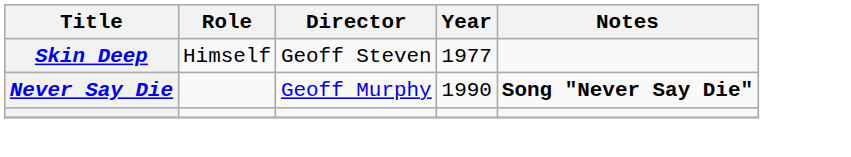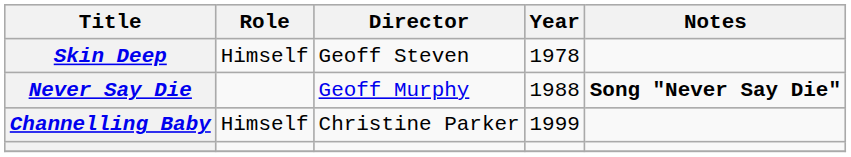(467, 56) 1977 -> (555, 56) 1978
(467, 90) 1990 -> (555, 90) 1988
+ row: (110, 124)
